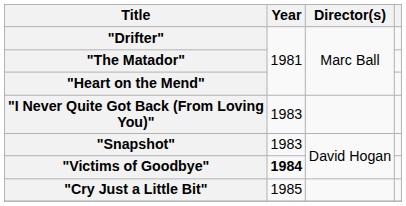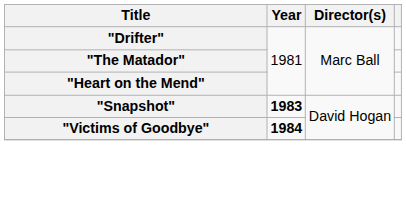- row: (136, 114)
(286, 144) normal -> (286, 106) bold
- row: (136, 189)
